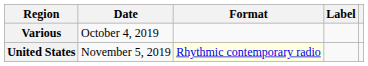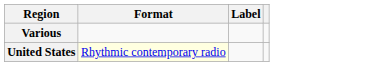- column: (126, 14)
